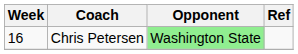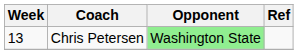(16, 37) 16 -> (16, 37) 13
